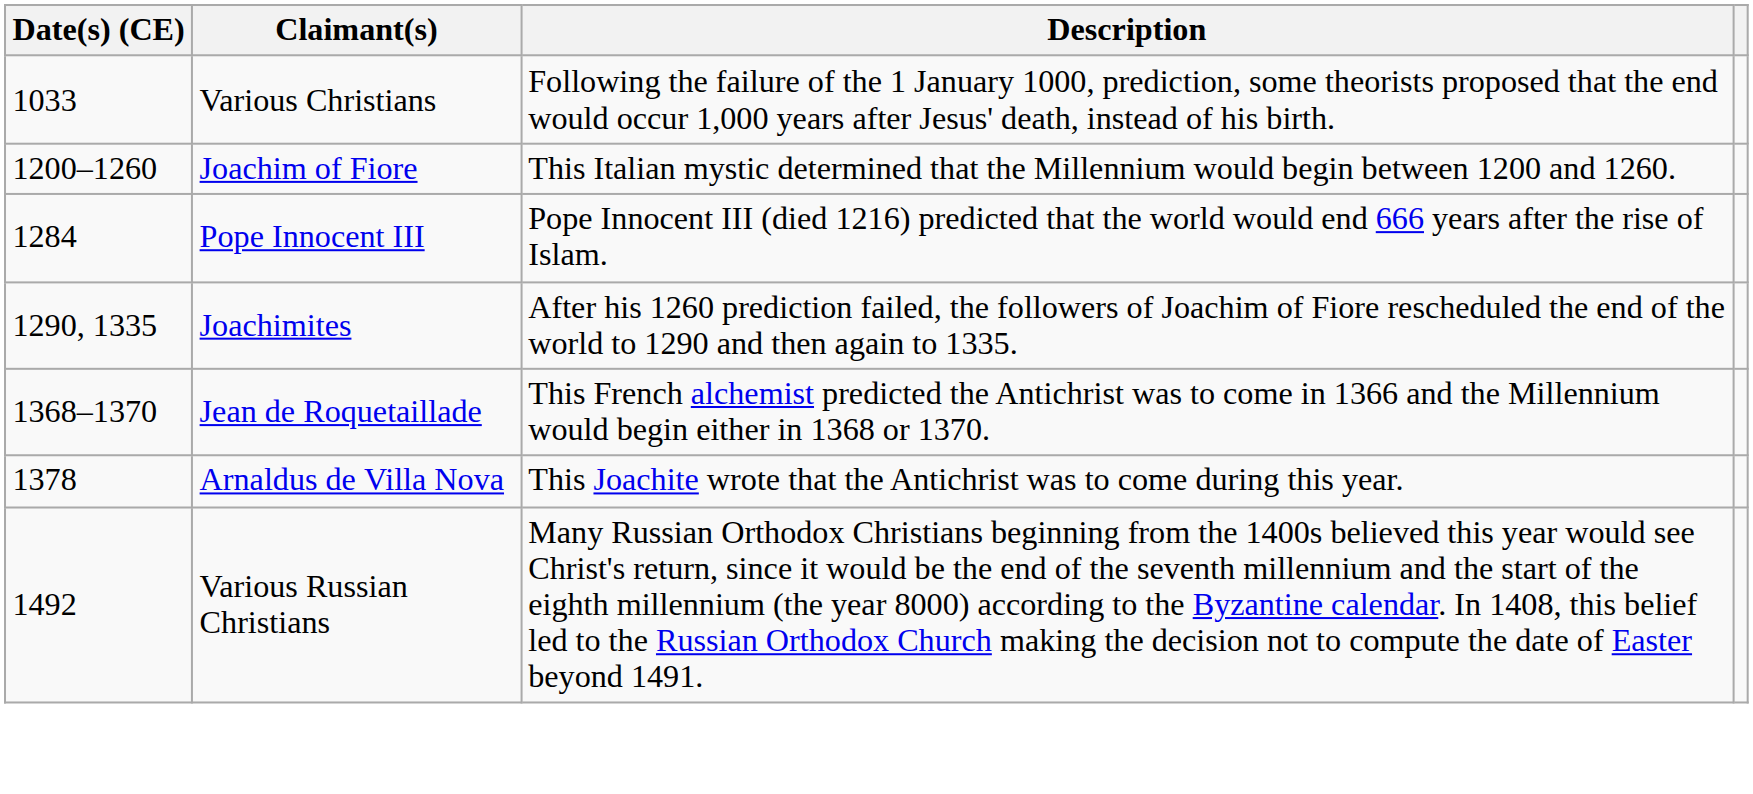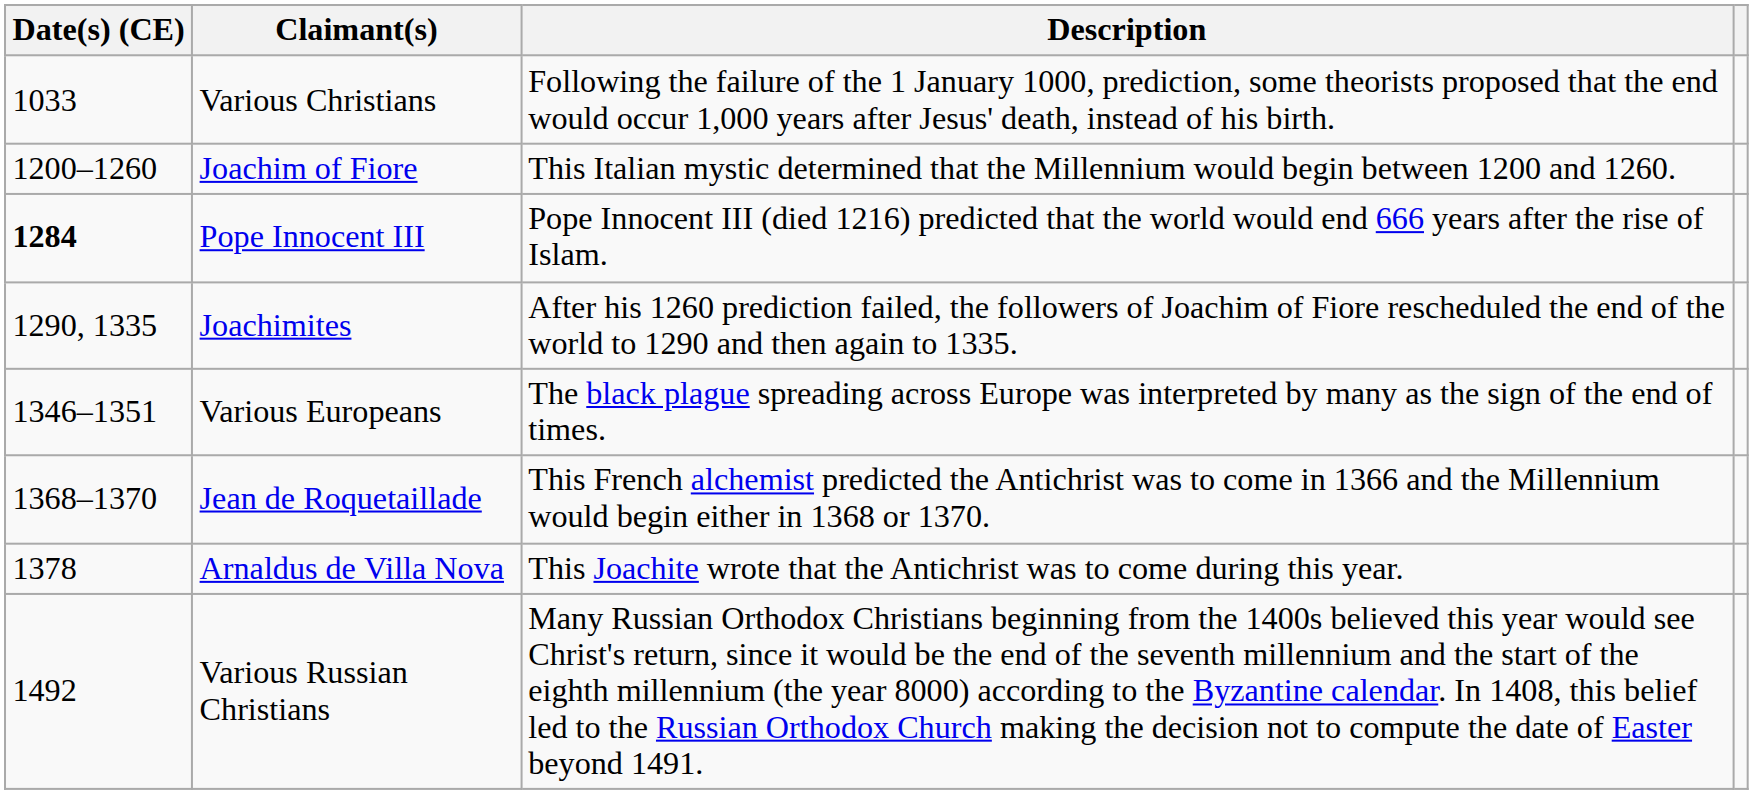(45, 237) normal -> (45, 237) bold
+ row: (321, 411)
